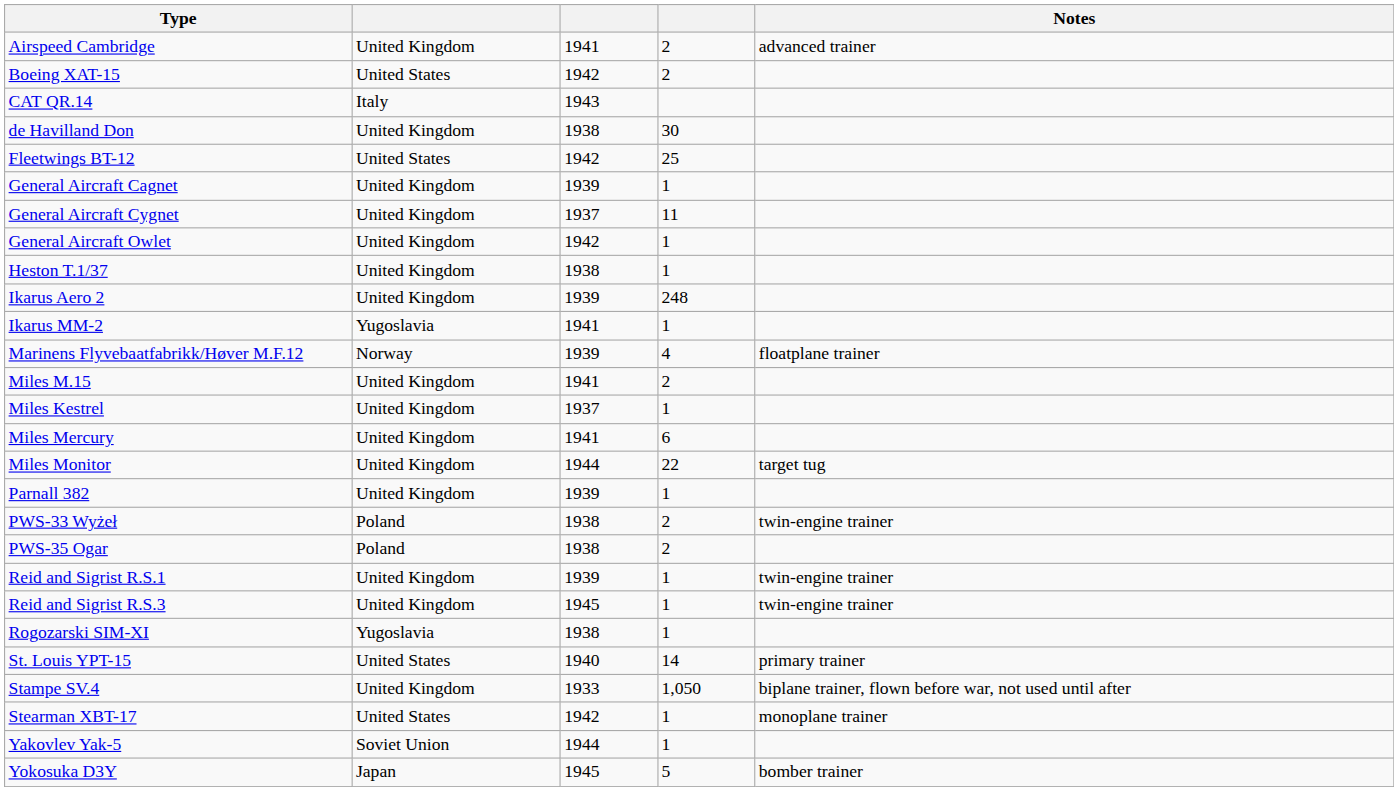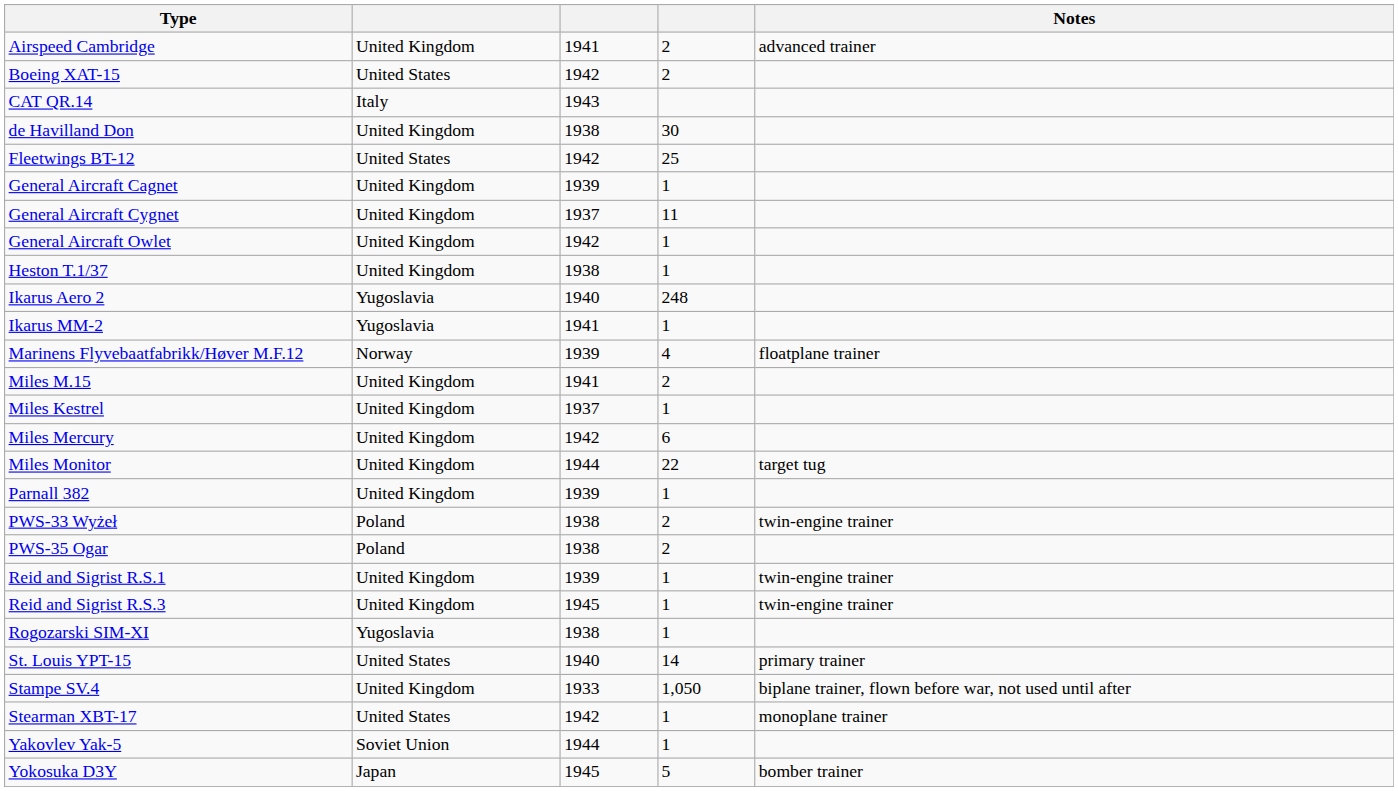(415, 297) United Kingdom -> (395, 297) Yugoslavia
(582, 297) 1939 -> (582, 297) 1940
(582, 437) 1941 -> (582, 437) 1942
